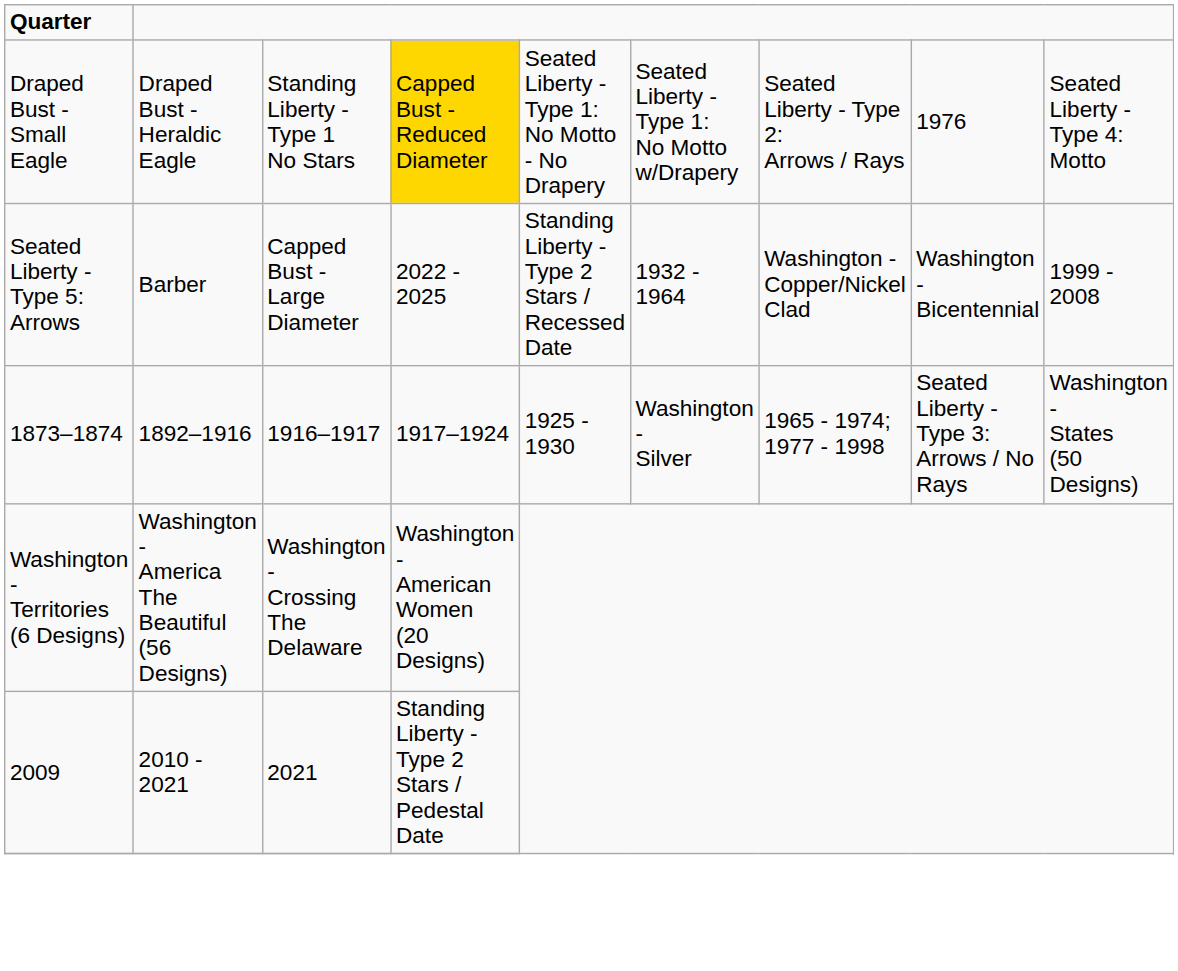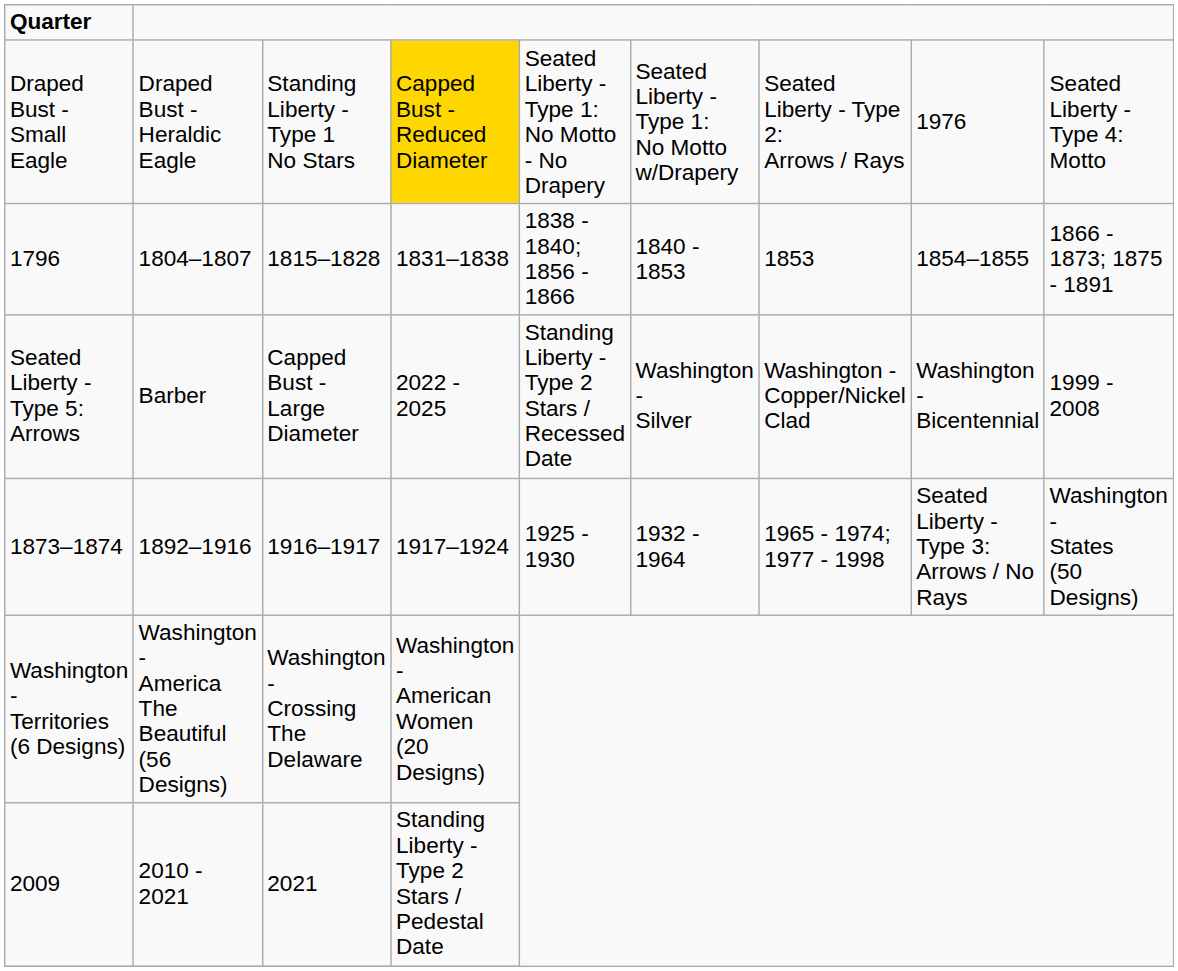+ row: (35, 258)
(667, 284) 1932 - 1964 -> (695, 396) Washington - Silver
(695, 434) Washington - Silver -> (667, 546) 1932 - 1964
